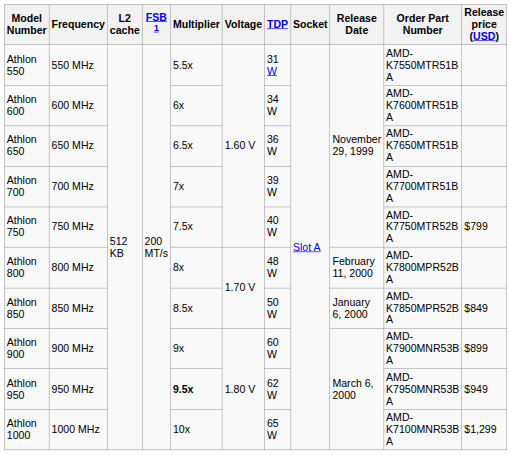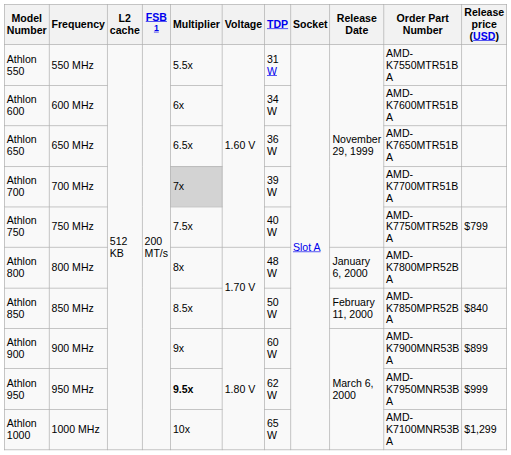(179, 186) no background -> (179, 186) lightgrey background
(354, 267) February 11, 2000 -> (351, 267) January 6, 2000
(351, 308) January 6, 2000 -> (354, 308) February 11, 2000
(476, 308) $849 -> (476, 308) $840
(476, 389) $949 -> (476, 389) $999
